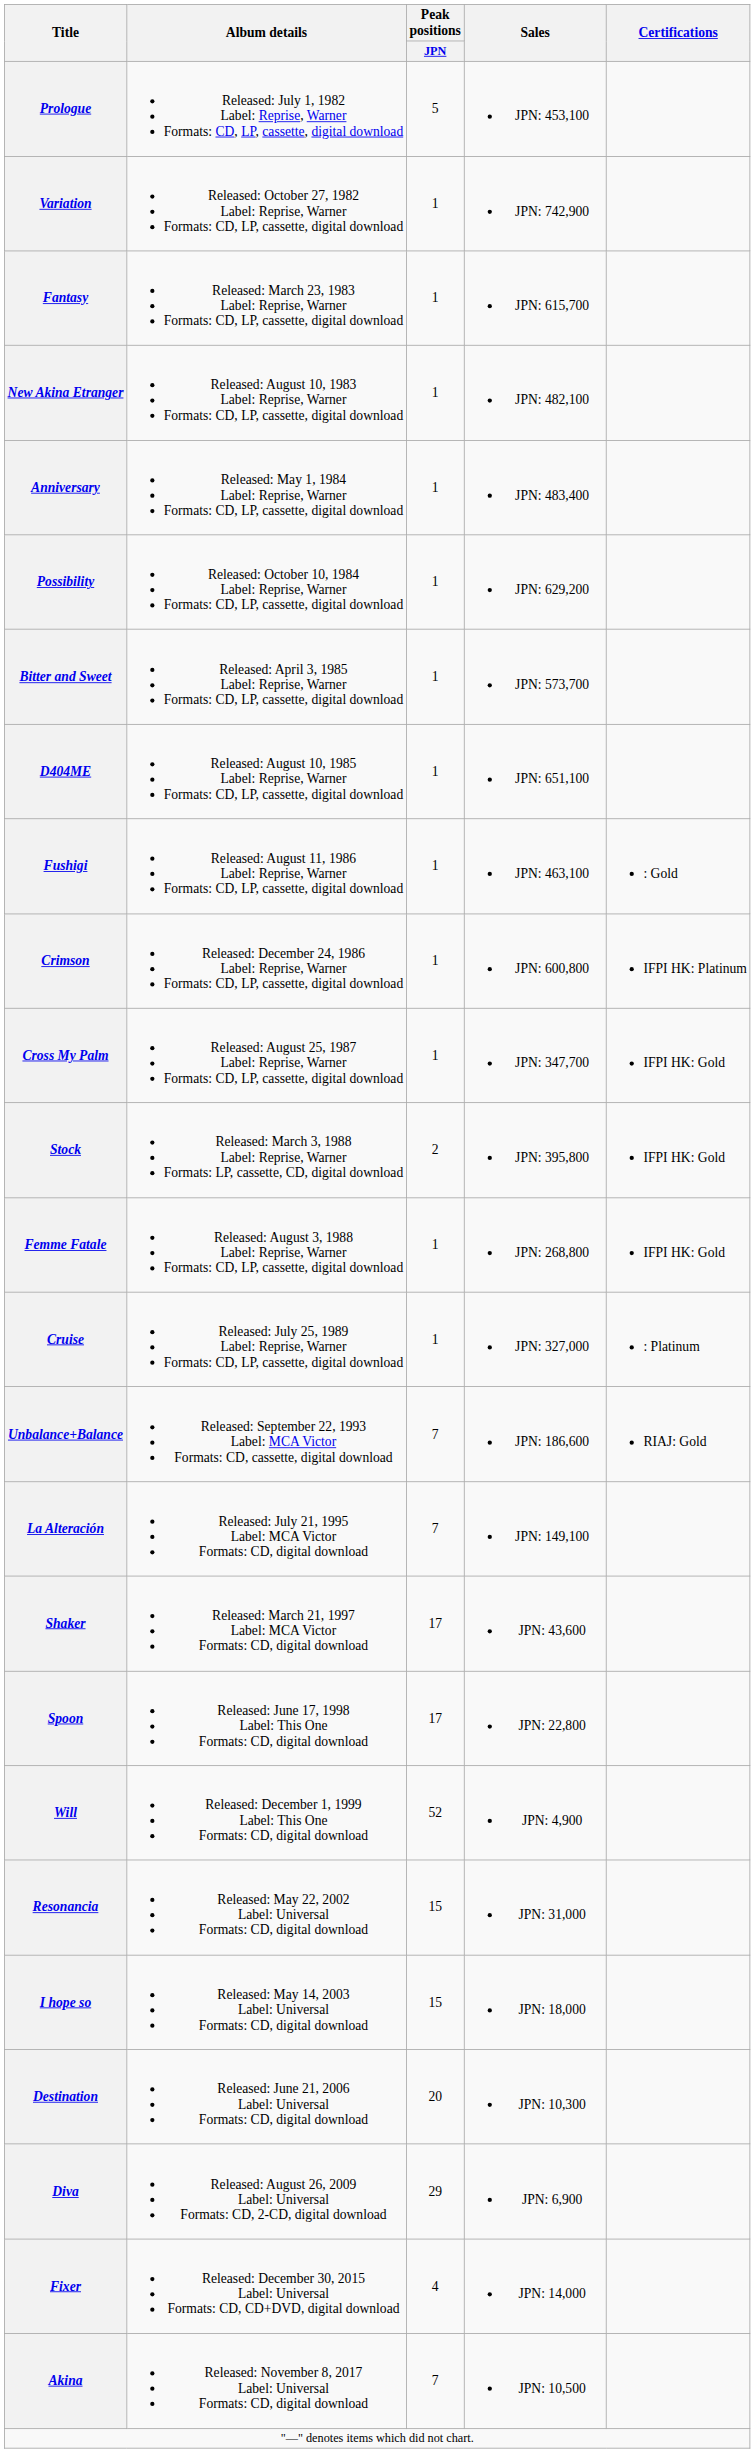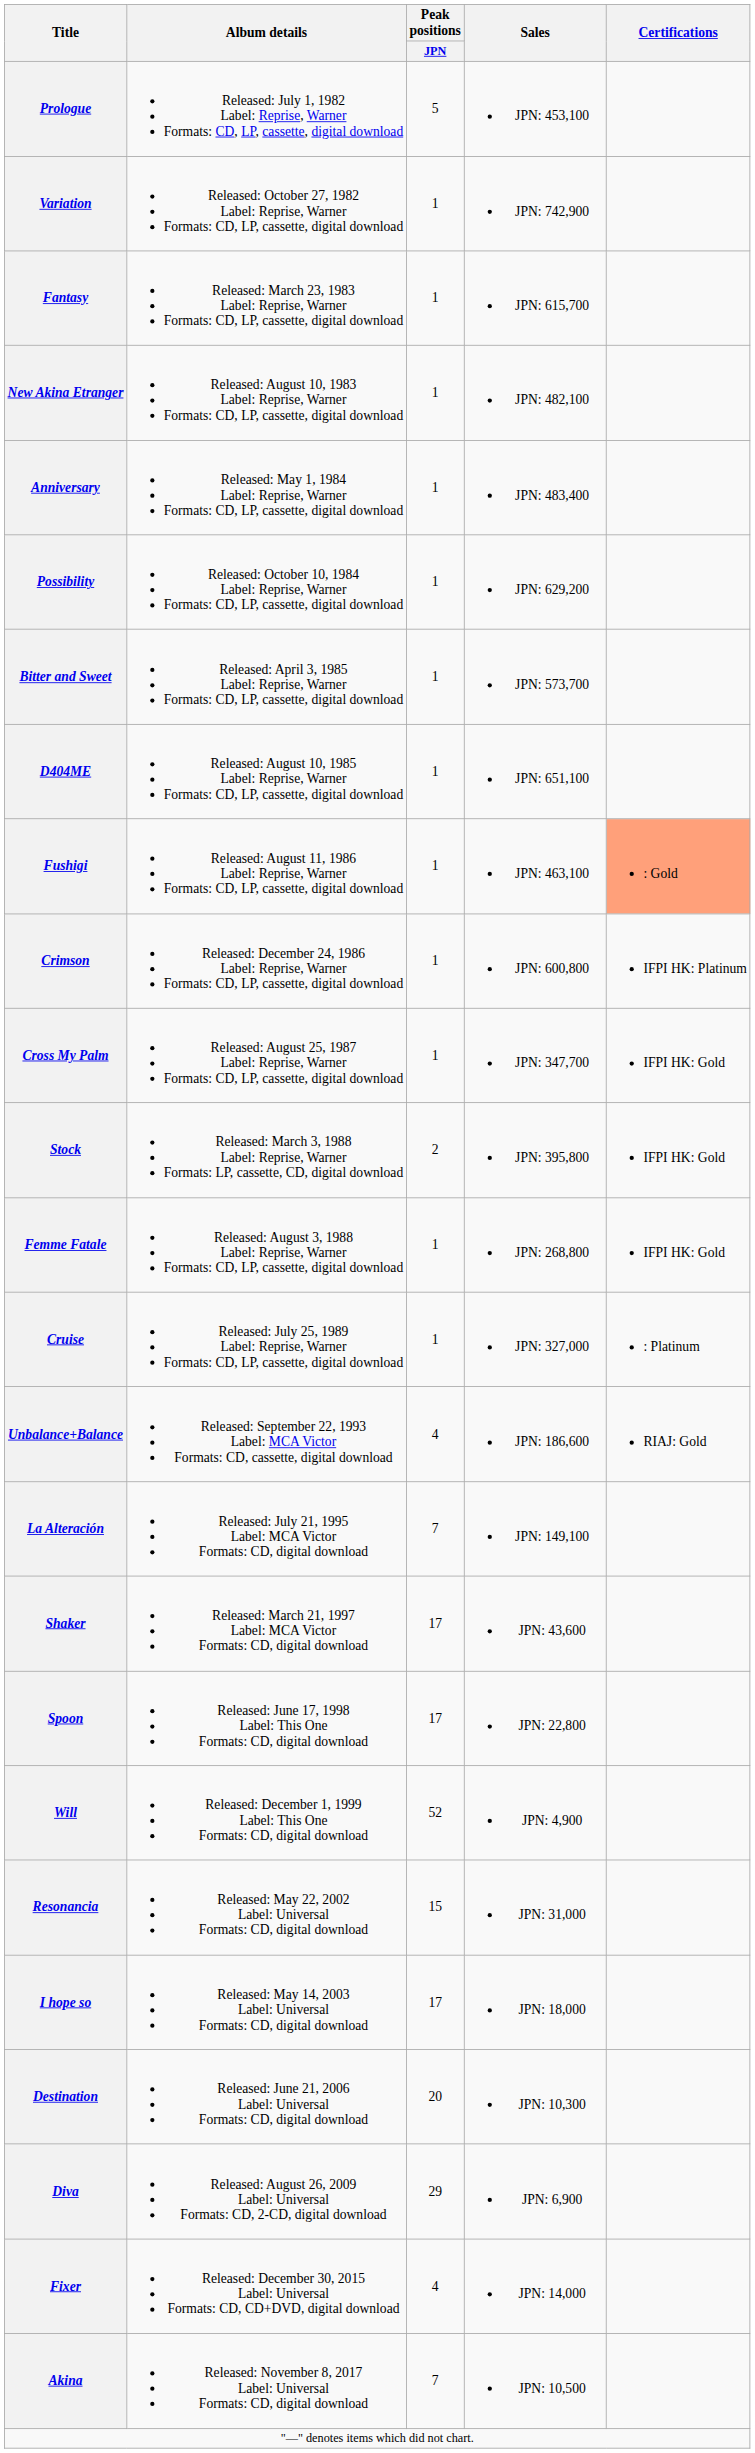(678, 874) no background -> (678, 874) lightsalmon background
(435, 1434) 7 -> (435, 1434) 4
(435, 2002) 15 -> (435, 2002) 17
